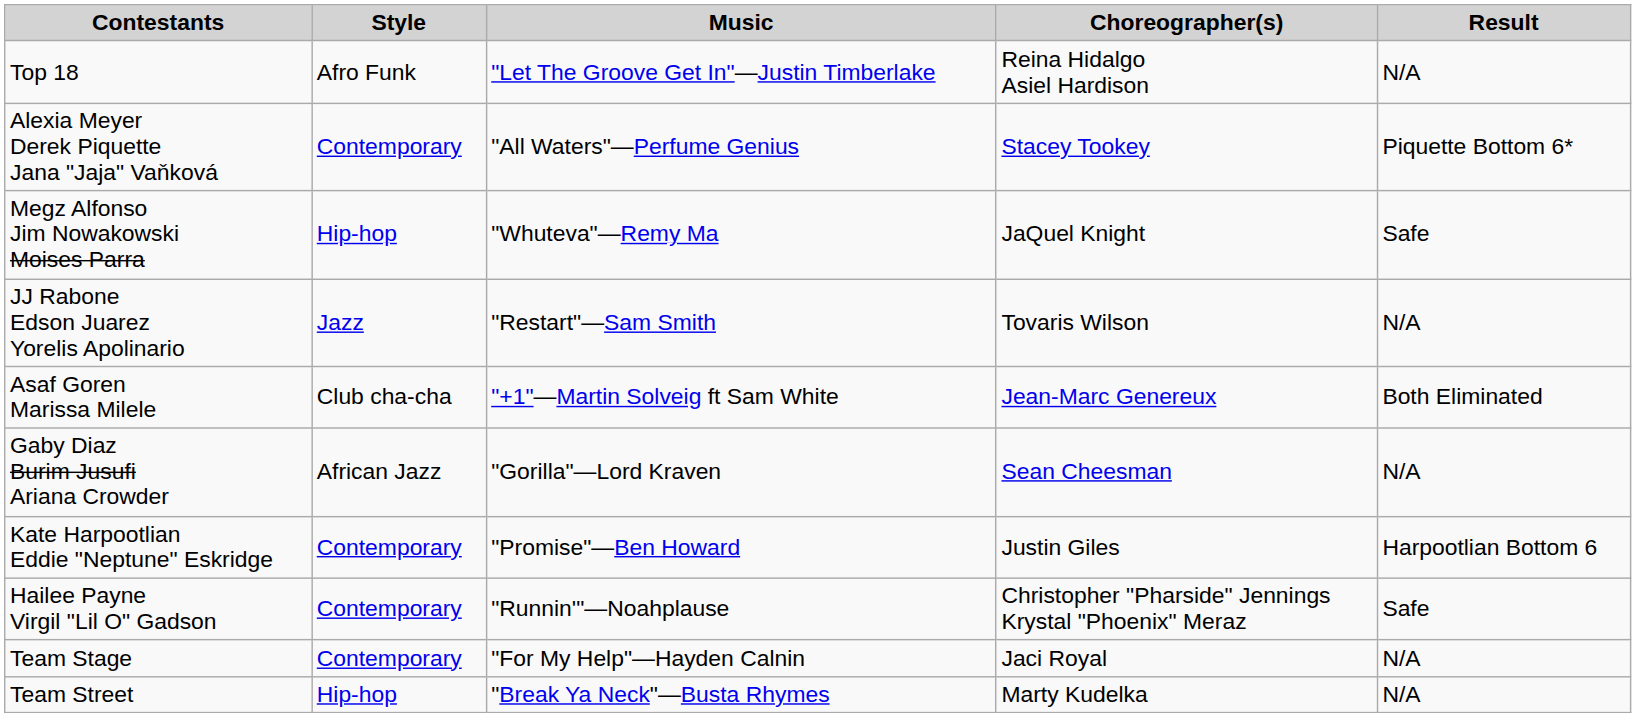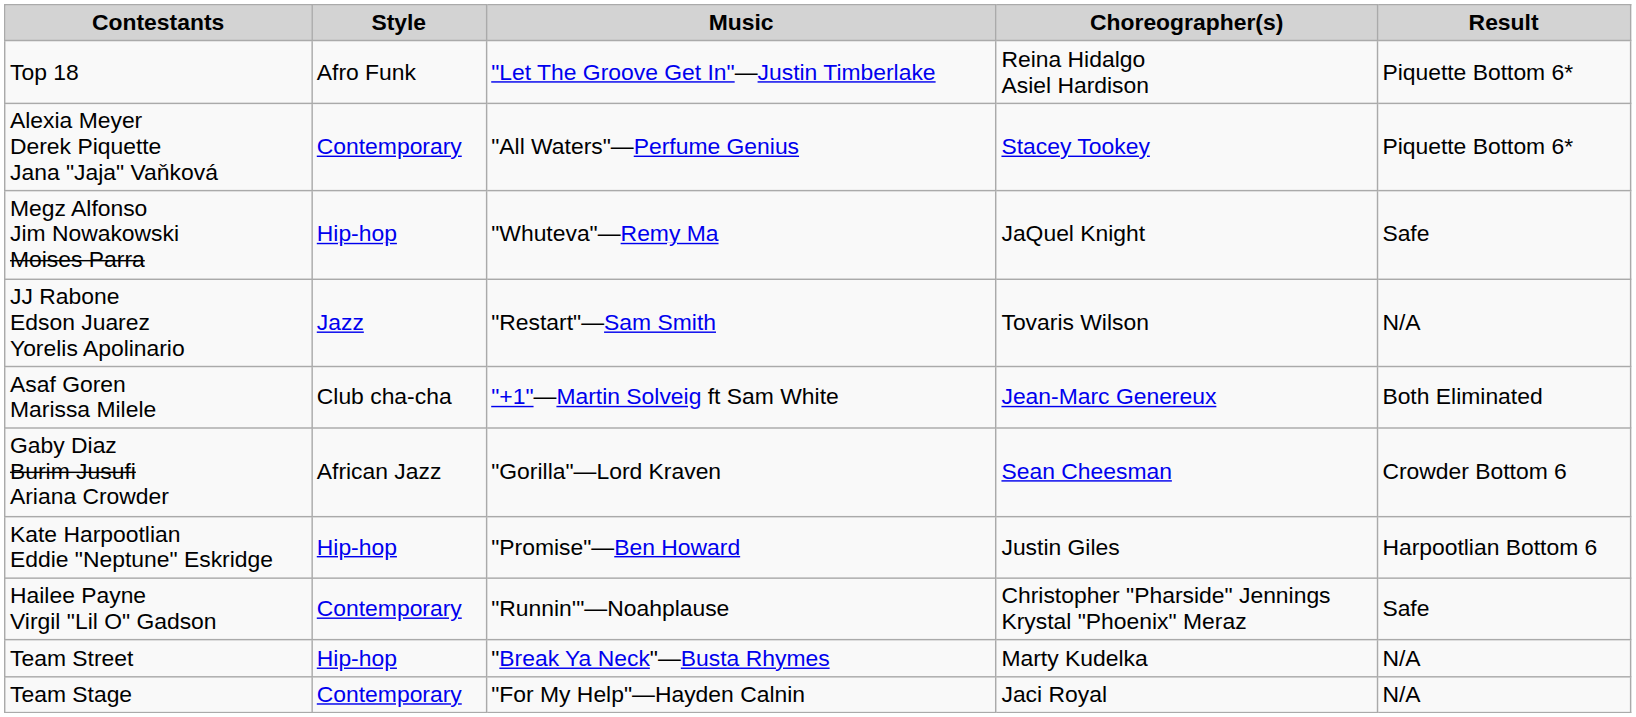(1401, 71) N/A -> (1478, 71) Piquette Bottom 6*
(1401, 472) N/A -> (1475, 472) Crowder Bottom 6
(389, 546) Contemporary -> (357, 546) Hip-hop
rows swapped: (71, 658) <-> (72, 694)
